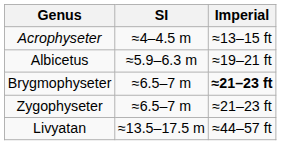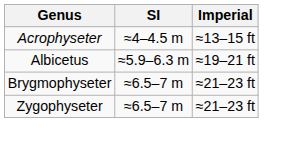(242, 83) bold -> (225, 83) normal
- row: (60, 128)
